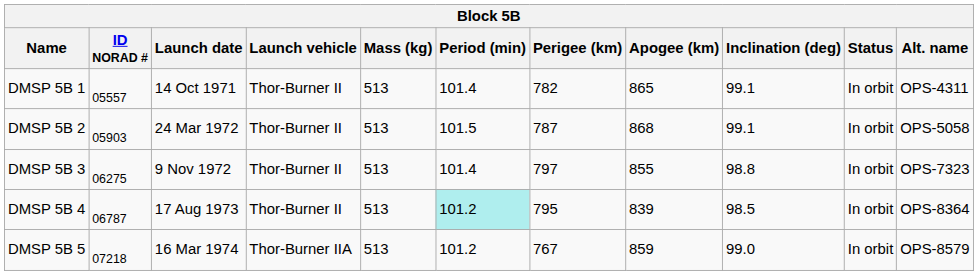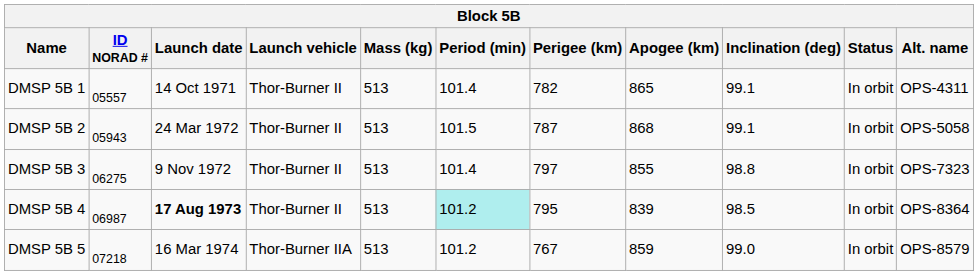(109, 138) 05903 -> (109, 138) 05943
(109, 218) 06787 -> (109, 218) 06987
(197, 209) normal -> (198, 209) bold
